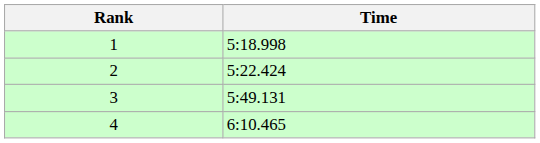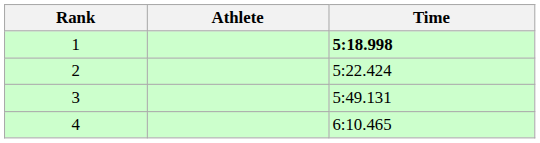+ column: (238, 17)
(256, 44) normal -> (363, 44) bold
